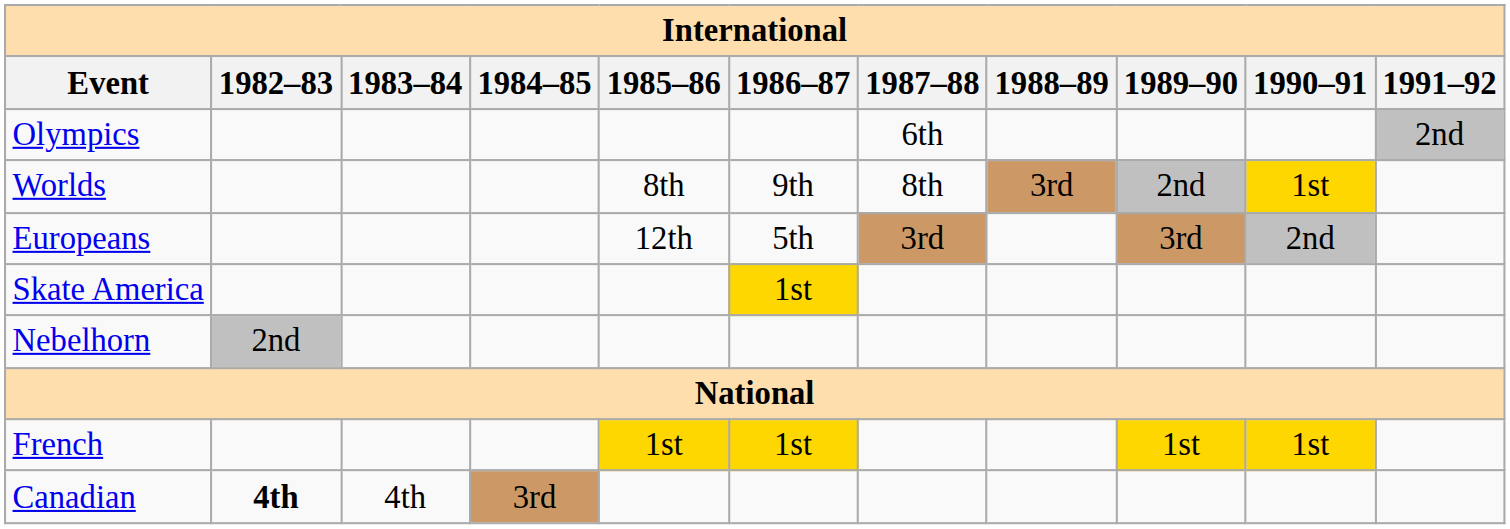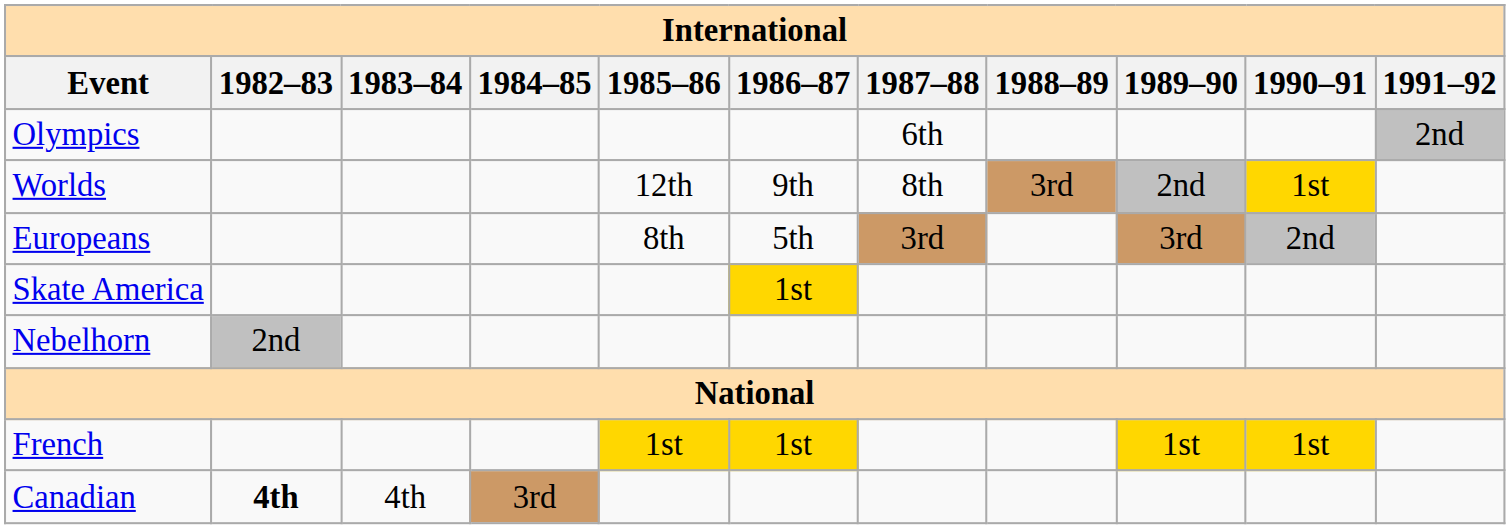(664, 185) 8th -> (664, 185) 12th
(664, 237) 12th -> (664, 237) 8th
